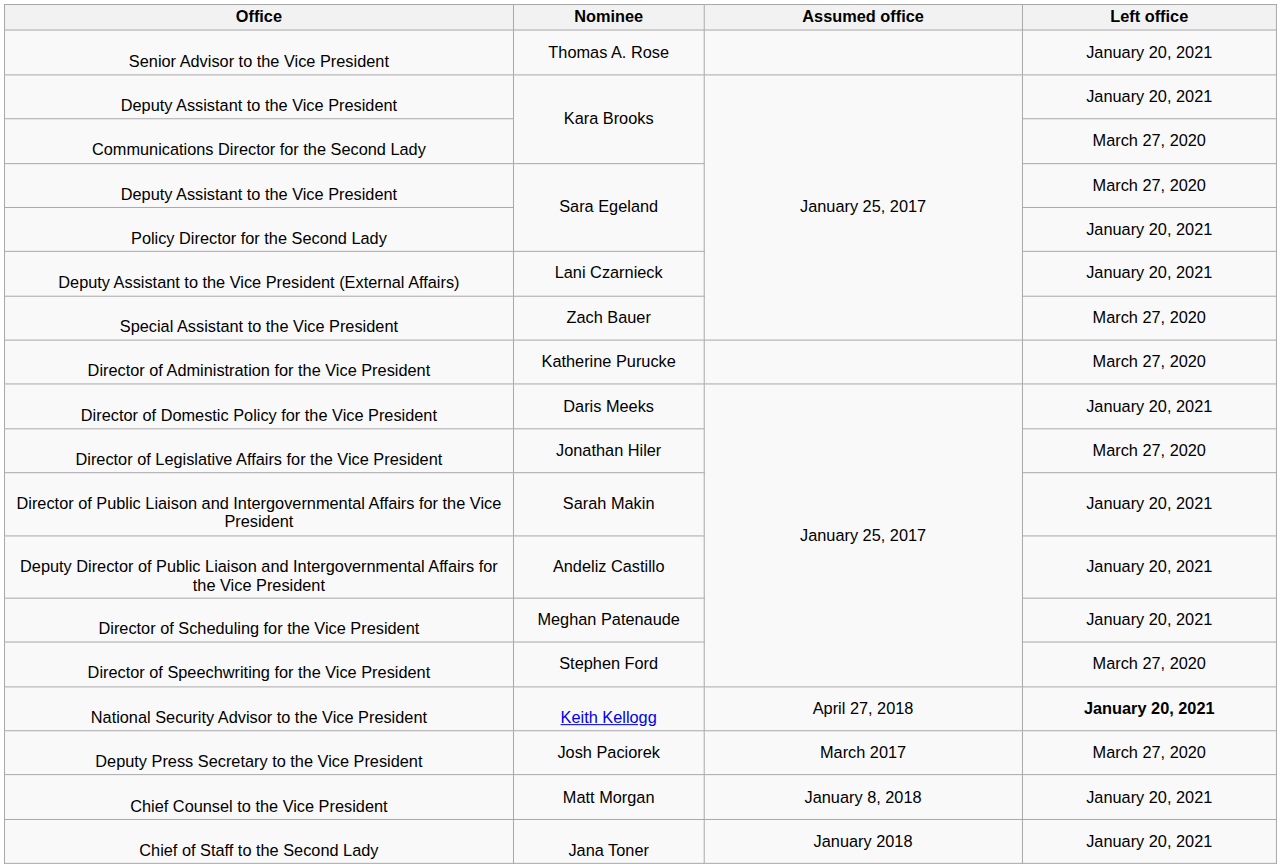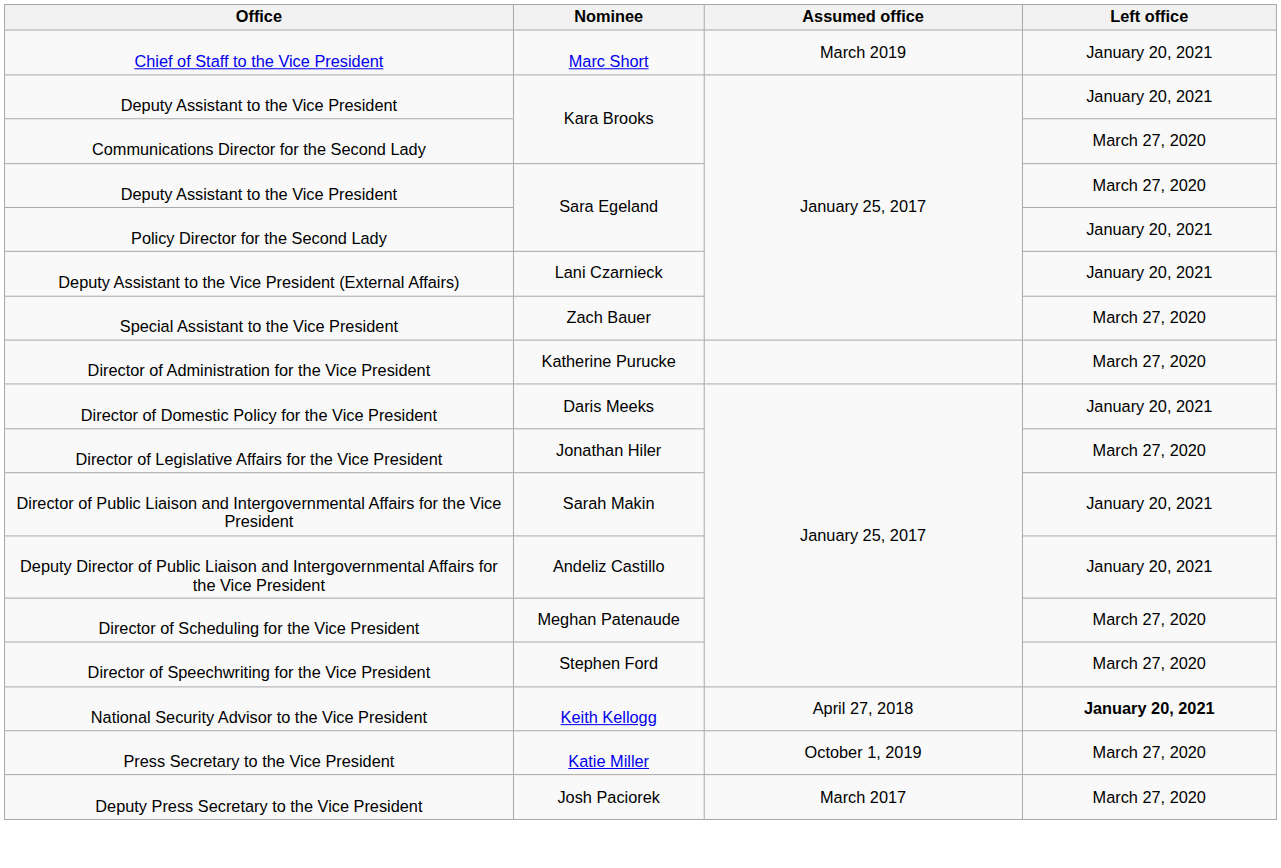+ row: (259, 61)
- row: (259, 61)
(1149, 620) January 20, 2021 -> (1149, 620) March 27, 2020
+ row: (259, 762)
- row: (259, 806)
- row: (259, 850)
